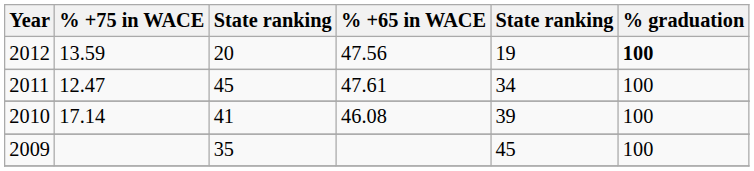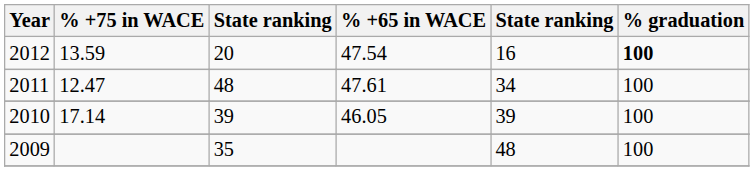(364, 52) 47.56 -> (364, 52) 47.54
(506, 52) 19 -> (506, 52) 16
(224, 85) 45 -> (224, 85) 48
(224, 117) 41 -> (224, 117) 39
(364, 117) 46.08 -> (364, 117) 46.05
(506, 149) 45 -> (506, 149) 48
